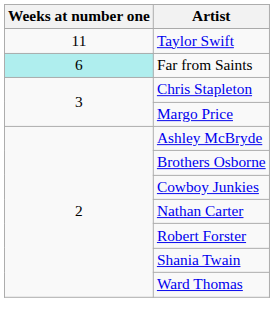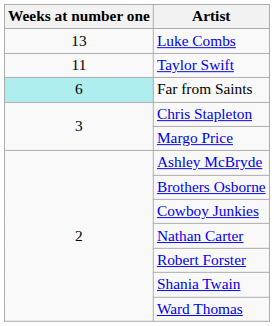+ row: (196, 41)
